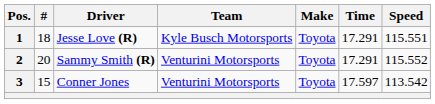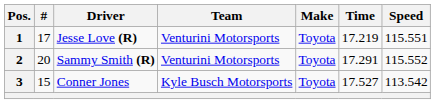(44, 37) 18 -> (44, 37) 17
(227, 37) Kyle Busch Motorsports -> (220, 37) Venturini Motorsports
(360, 37) 17.291 -> (360, 37) 17.219
(220, 81) Venturini Motorsports -> (227, 81) Kyle Busch Motorsports
(360, 81) 17.597 -> (360, 81) 17.527
